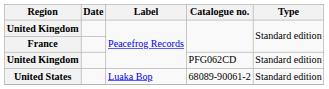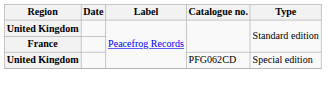(289, 60) Standard edition -> (283, 60) Special edition
- row: (43, 76)
